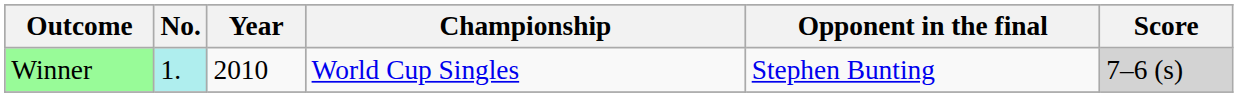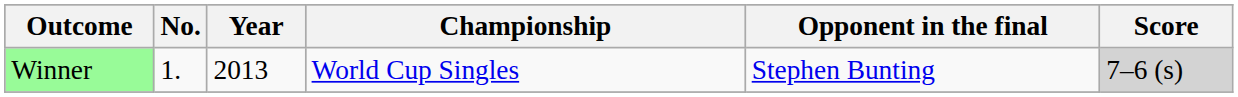(171, 69) paleturquoise background -> (171, 69) no background
(241, 69) 2010 -> (241, 69) 2013
